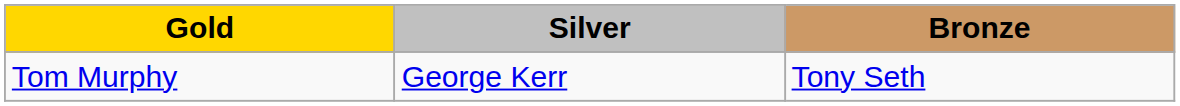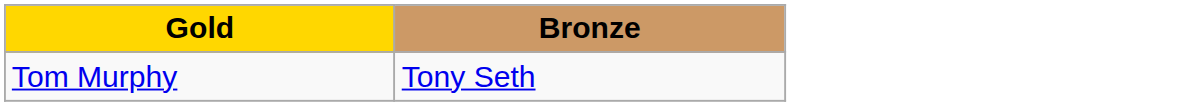- column: (590, 28)
